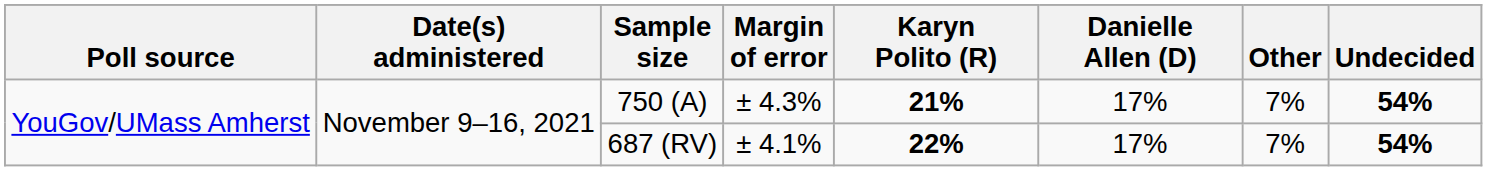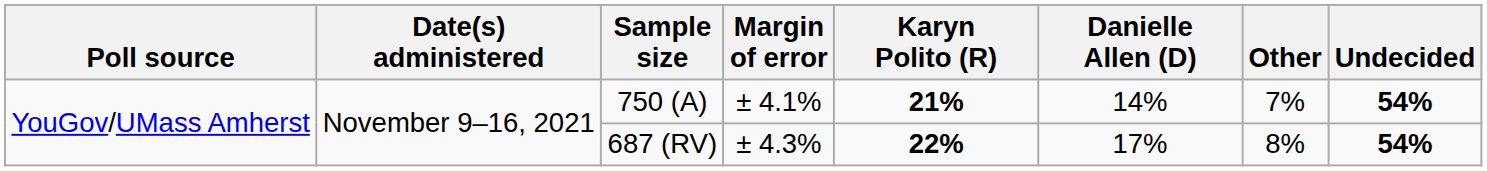(779, 101) ± 4.3% -> (779, 101) ± 4.1%
(1140, 101) 17% -> (1140, 101) 14%
(779, 145) ± 4.1% -> (779, 145) ± 4.3%
(1285, 145) 7% -> (1285, 145) 8%
